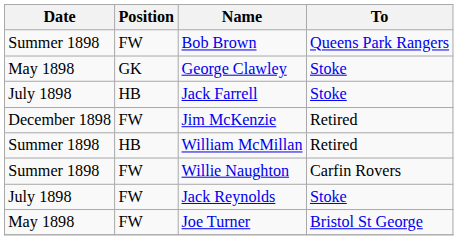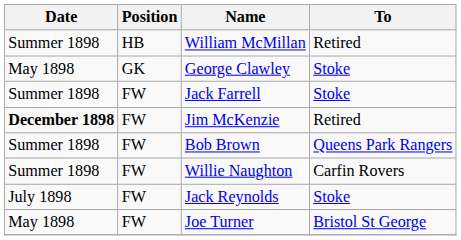rows swapped: (219, 42) <-> (242, 145)
(40, 94) July 1898 -> (54, 94) Summer 1898
(130, 94) HB -> (134, 94) FW
(60, 119) normal -> (61, 119) bold
